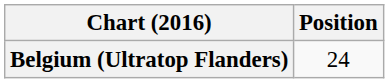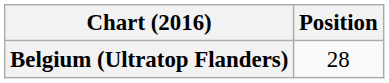(338, 58) 24 -> (338, 58) 28
